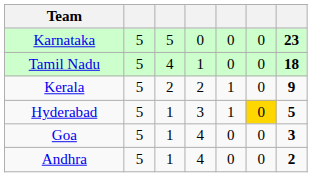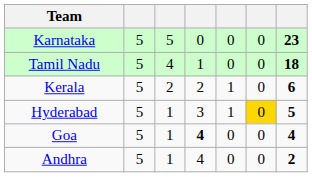(292, 87) 9 -> (292, 87) 6
(200, 135) normal -> (200, 135) bold
(292, 135) 3 -> (292, 135) 4
